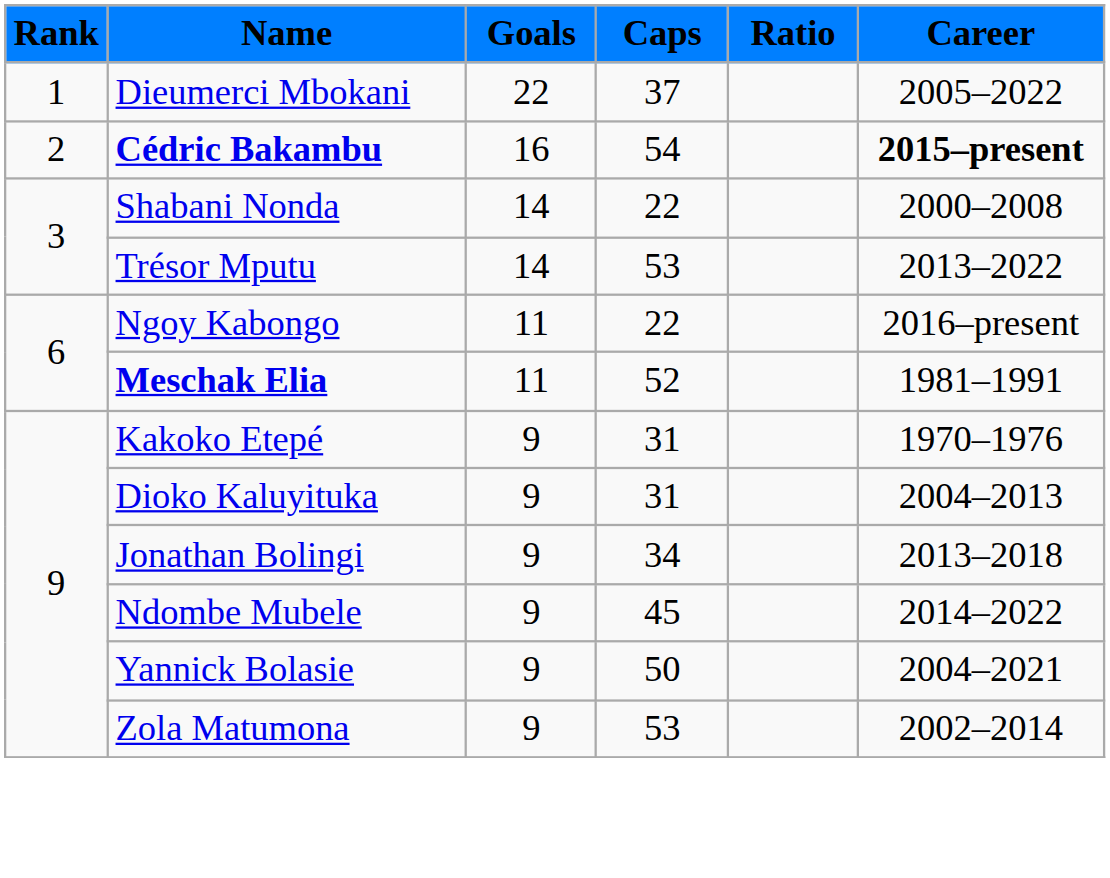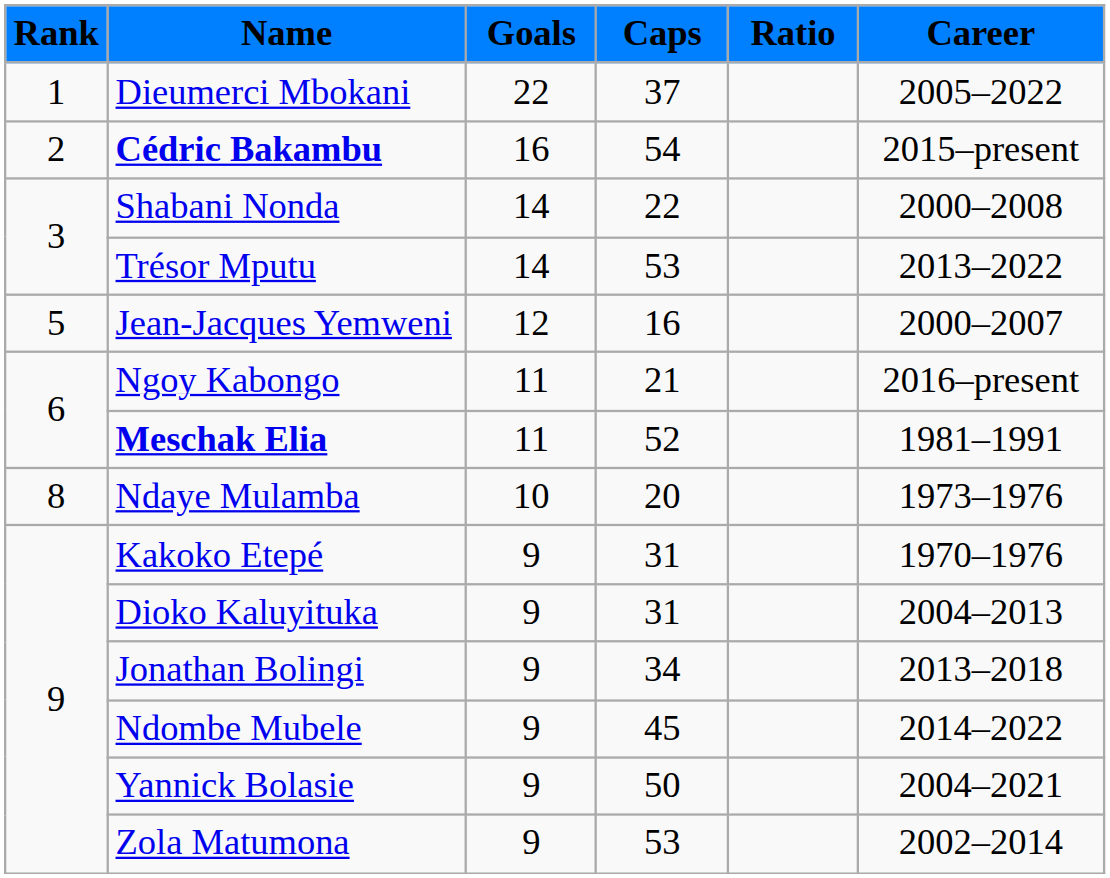(981, 149) bold -> (981, 149) normal
+ row: (284, 322)
(662, 322) 22 -> (662, 380) 21
+ row: (238, 496)
